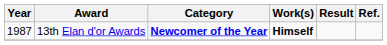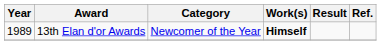(19, 31) 1987 -> (19, 31) 1989
(209, 31) bold -> (206, 31) normal
